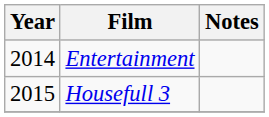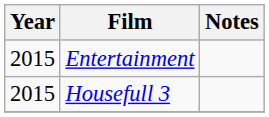(32, 58) 2014 -> (32, 58) 2015
